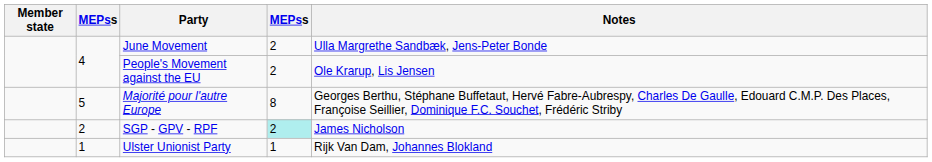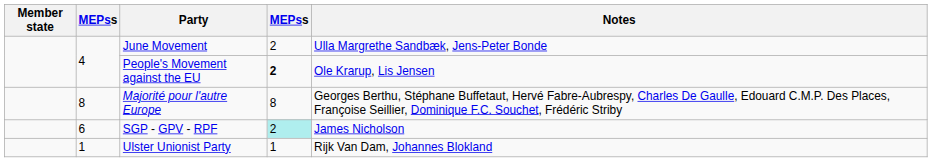(273, 71) normal -> (273, 71) bold
(82, 103) 5 -> (82, 103) 8
(82, 128) 2 -> (82, 128) 6
